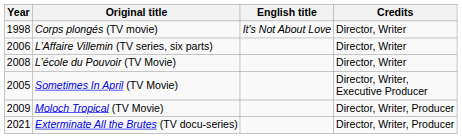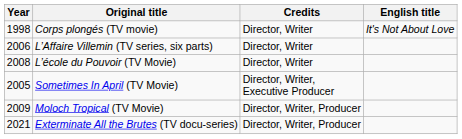columns swapped: (287, 12) <-> (395, 12)
